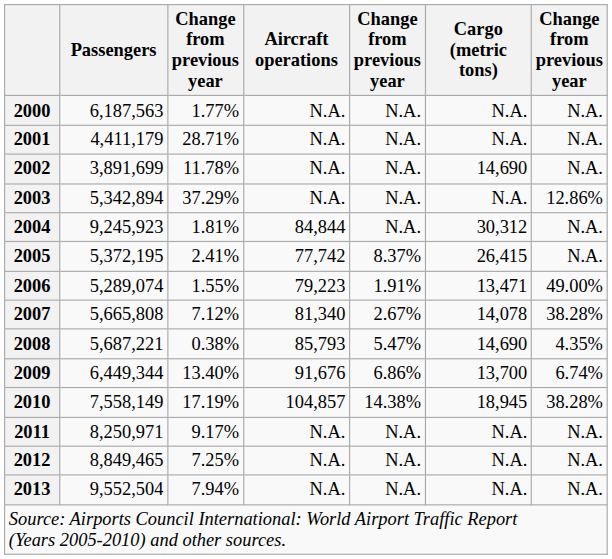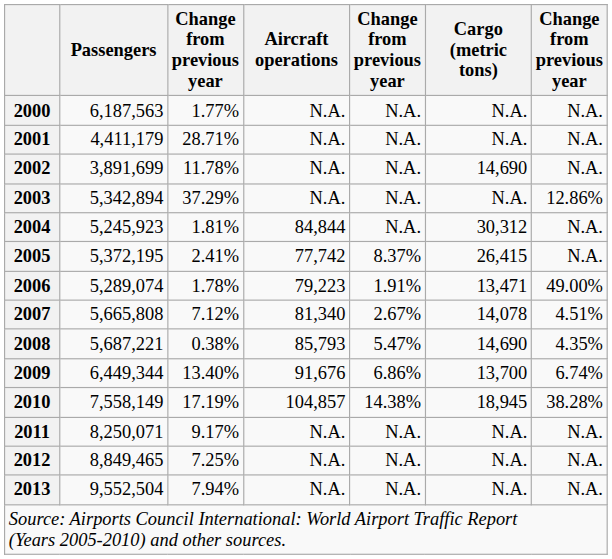(127, 227) 9,245,923 -> (127, 227) 5,245,923
(215, 285) 1.55% -> (215, 285) 1.78%
(575, 314) 38.28% -> (579, 314) 4.51%
(127, 431) 8,250,971 -> (127, 431) 8,250,071
